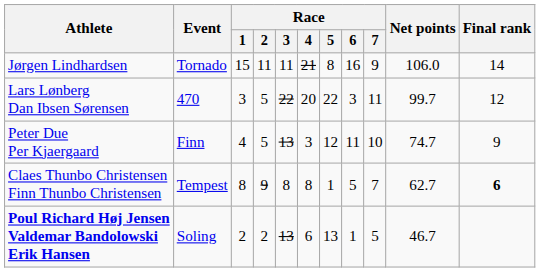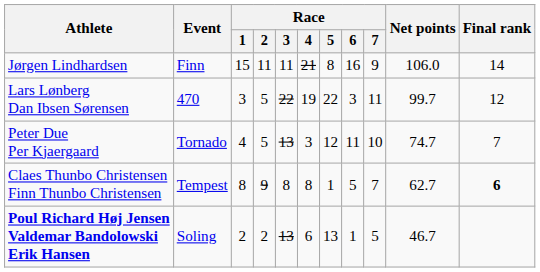(202, 65) Tornado -> (191, 65) Finn
(308, 99) 20 -> (308, 99) 19
(191, 142) Finn -> (202, 142) Tornado
(497, 142) 9 -> (497, 142) 7
